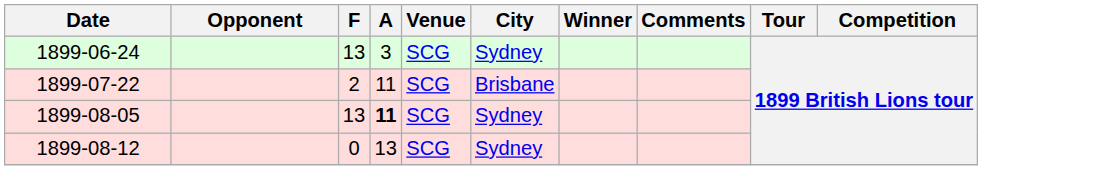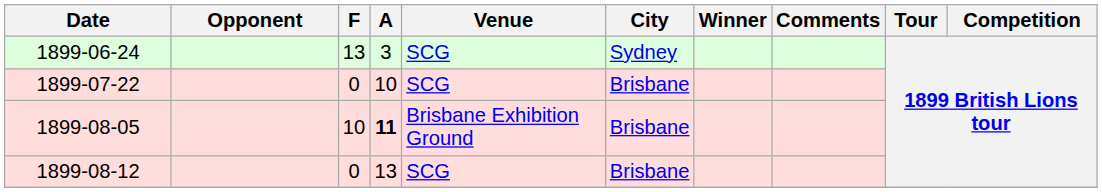(354, 84) 2 -> (354, 84) 0
(386, 84) 11 -> (386, 84) 10
(354, 116) 13 -> (354, 127) 10
(428, 116) SCG -> (493, 127) Brisbane Exhibition Ground
(509, 116) Sydney -> (650, 127) Brisbane
(509, 148) Sydney -> (650, 171) Brisbane
